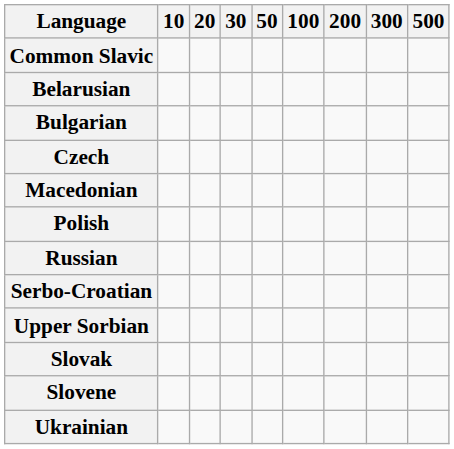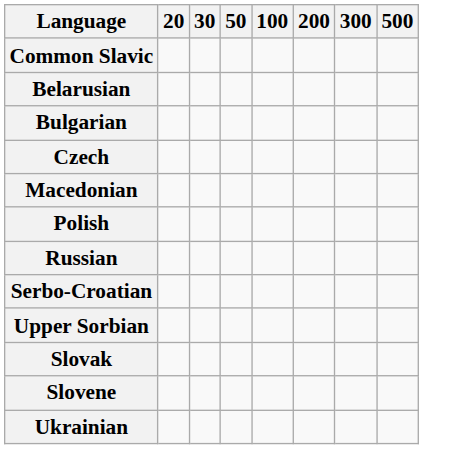- column: (174, 21)
